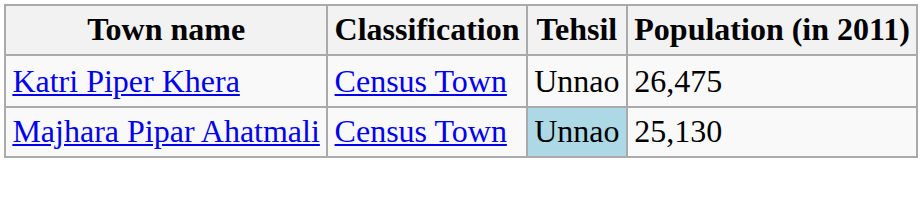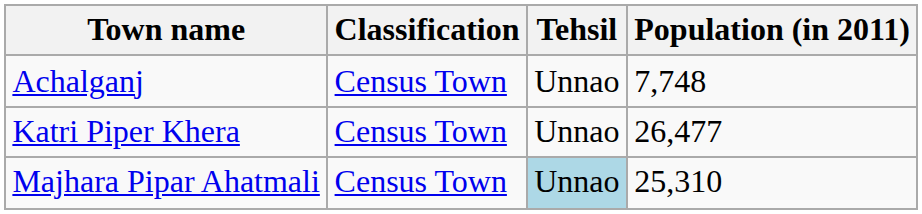+ row: (78, 80)
(678, 80) 26,475 -> (678, 131) 26,477
(678, 131) 25,130 -> (678, 182) 25,310
